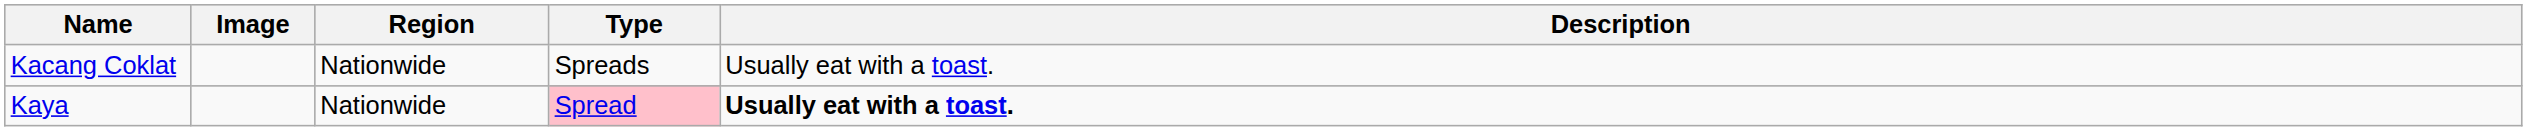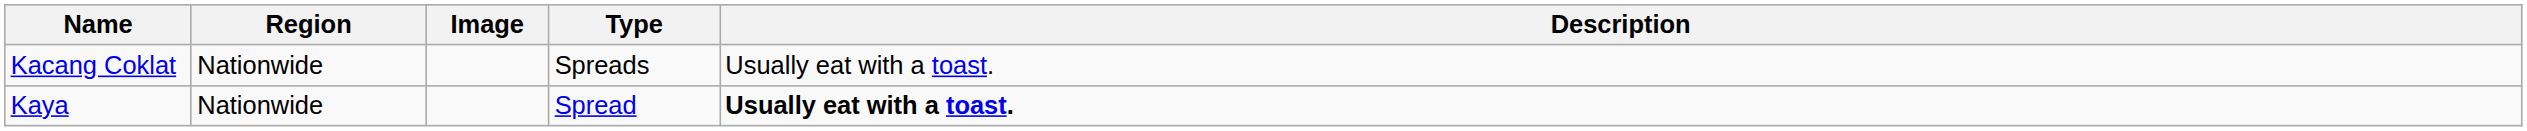columns swapped: (253, 24) <-> (432, 24)
(596, 105) pink background -> (596, 105) no background
